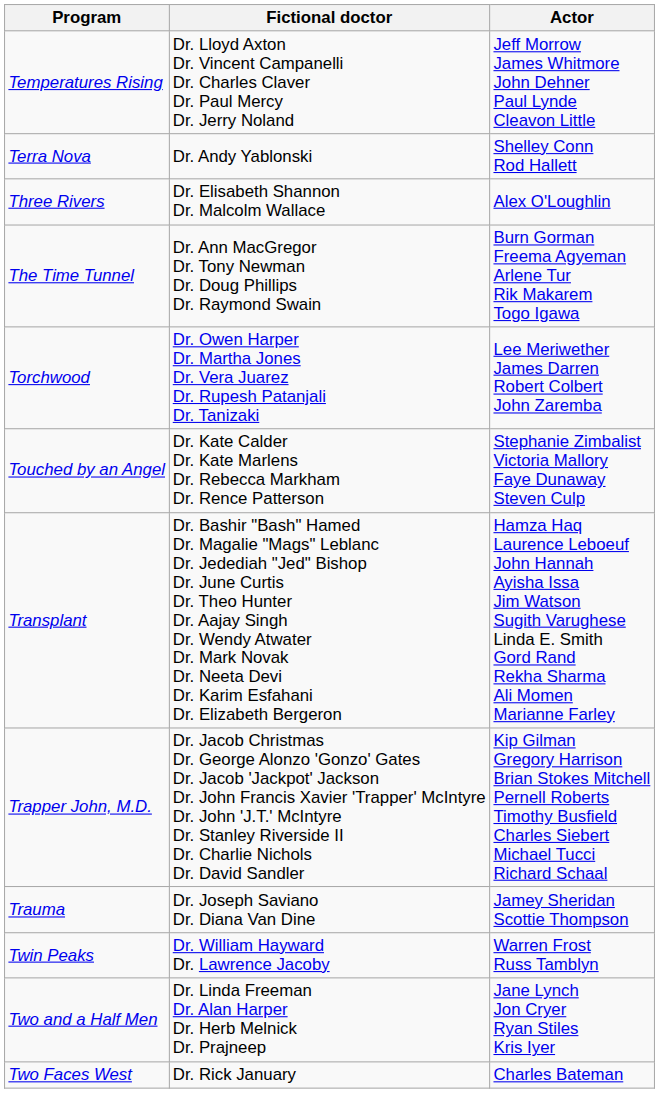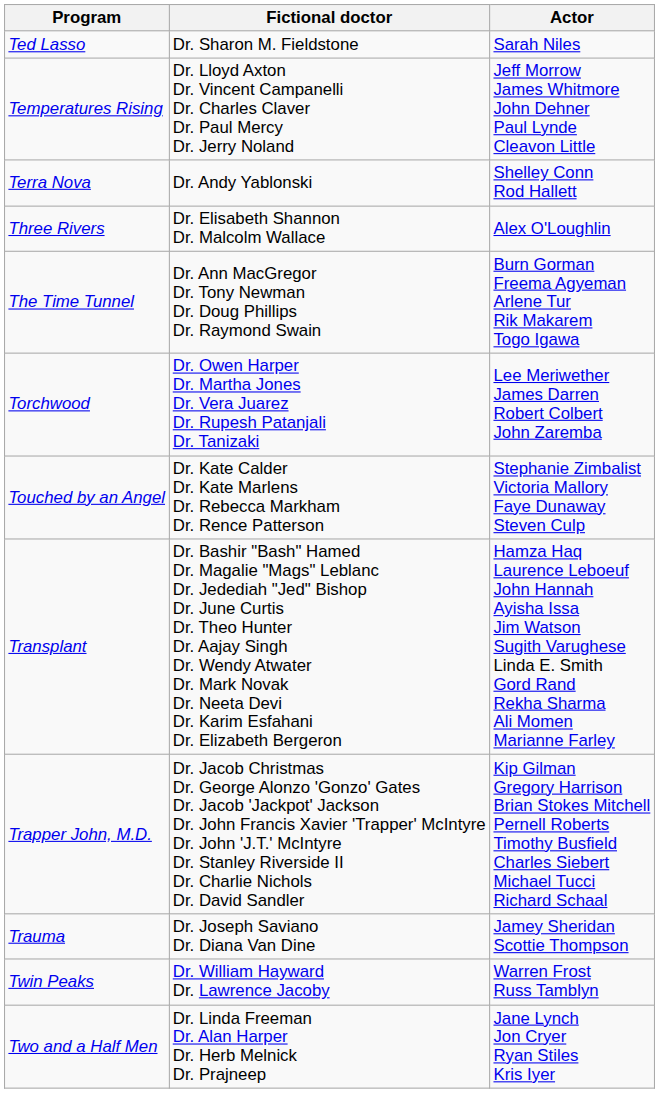+ row: (47, 44)
- row: (70, 1074)
